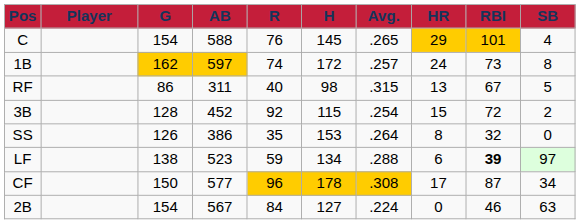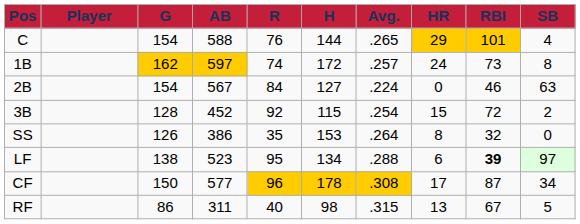(329, 40) 145 -> (329, 40) 144
rows swapped: (23, 207) <-> (23, 87)
(275, 159) 59 -> (275, 159) 95
